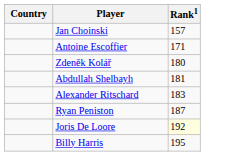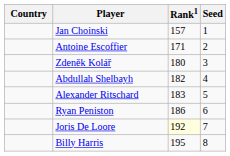+ column: (213, 13)
(178, 79) 181 -> (178, 79) 182
(178, 111) 187 -> (178, 111) 186
